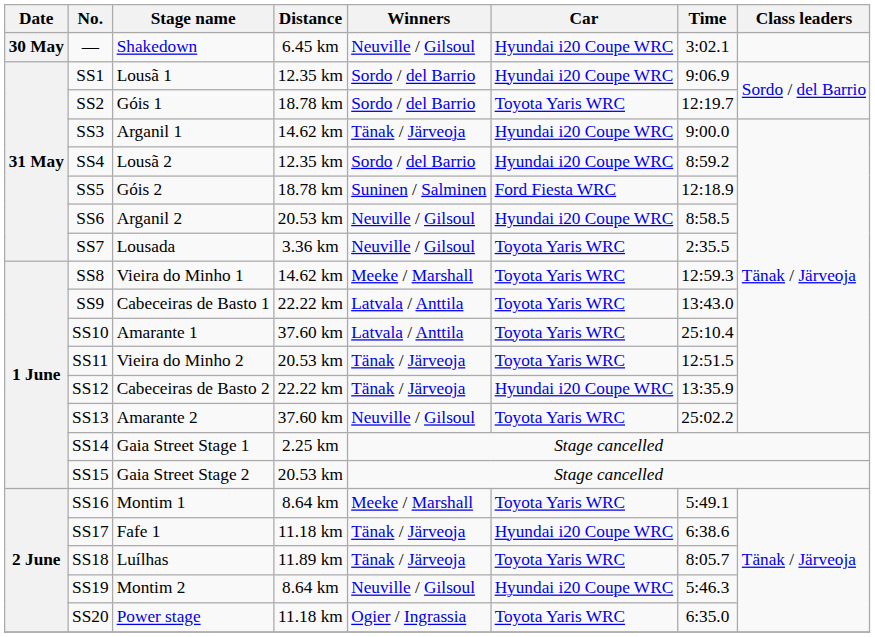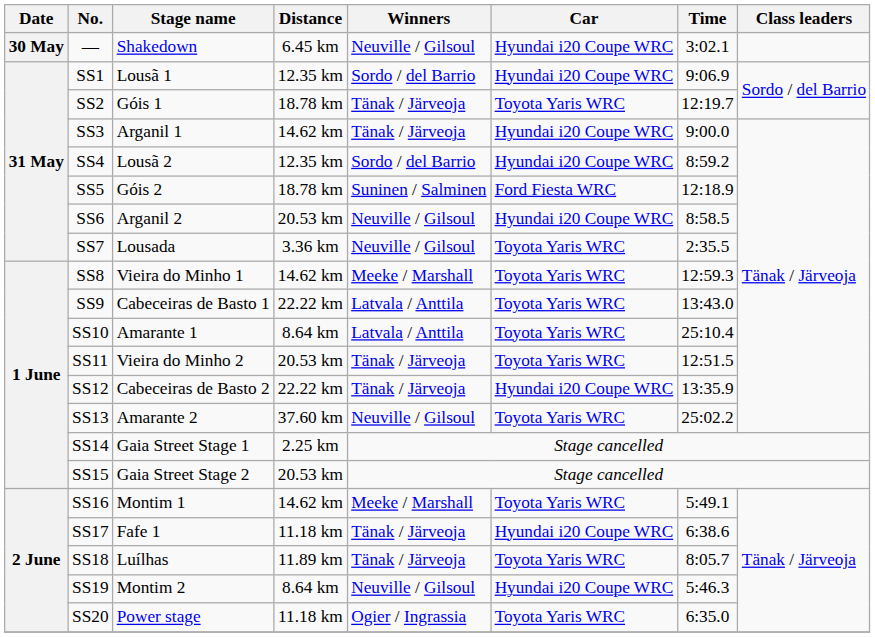(413, 103) Sordo / del Barrio -> (408, 103) Tänak / Järveoja
(310, 331) 37.60 km -> (310, 331) 8.64 km
(310, 502) 8.64 km -> (310, 502) 14.62 km
